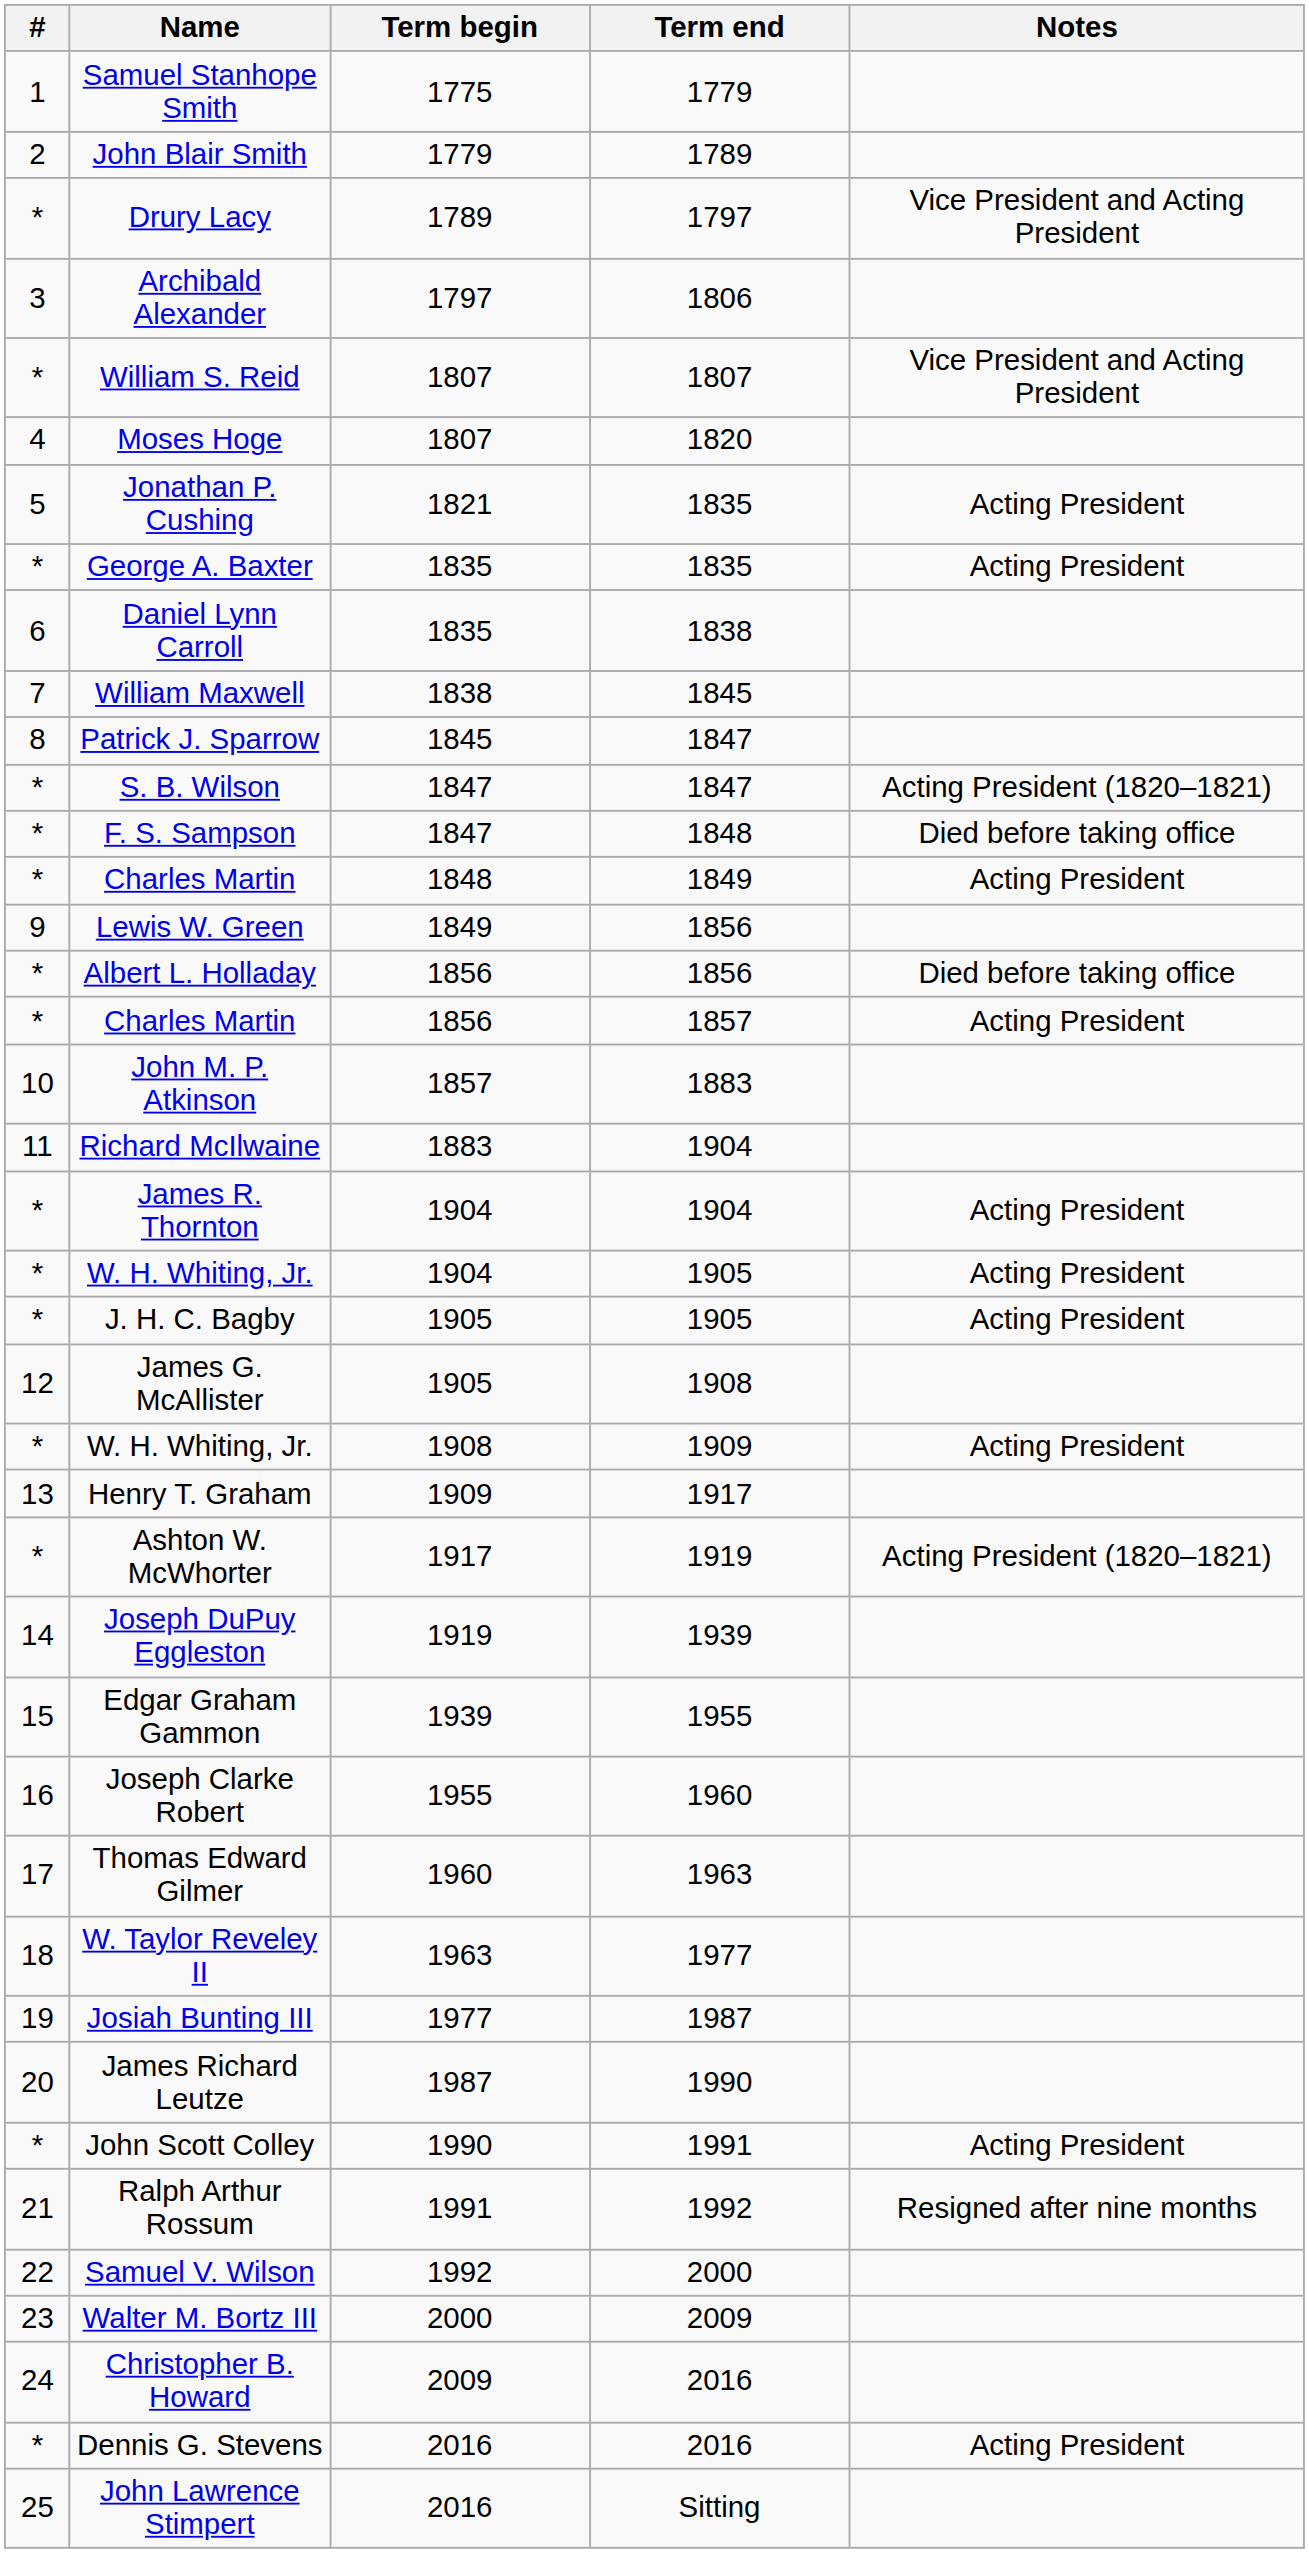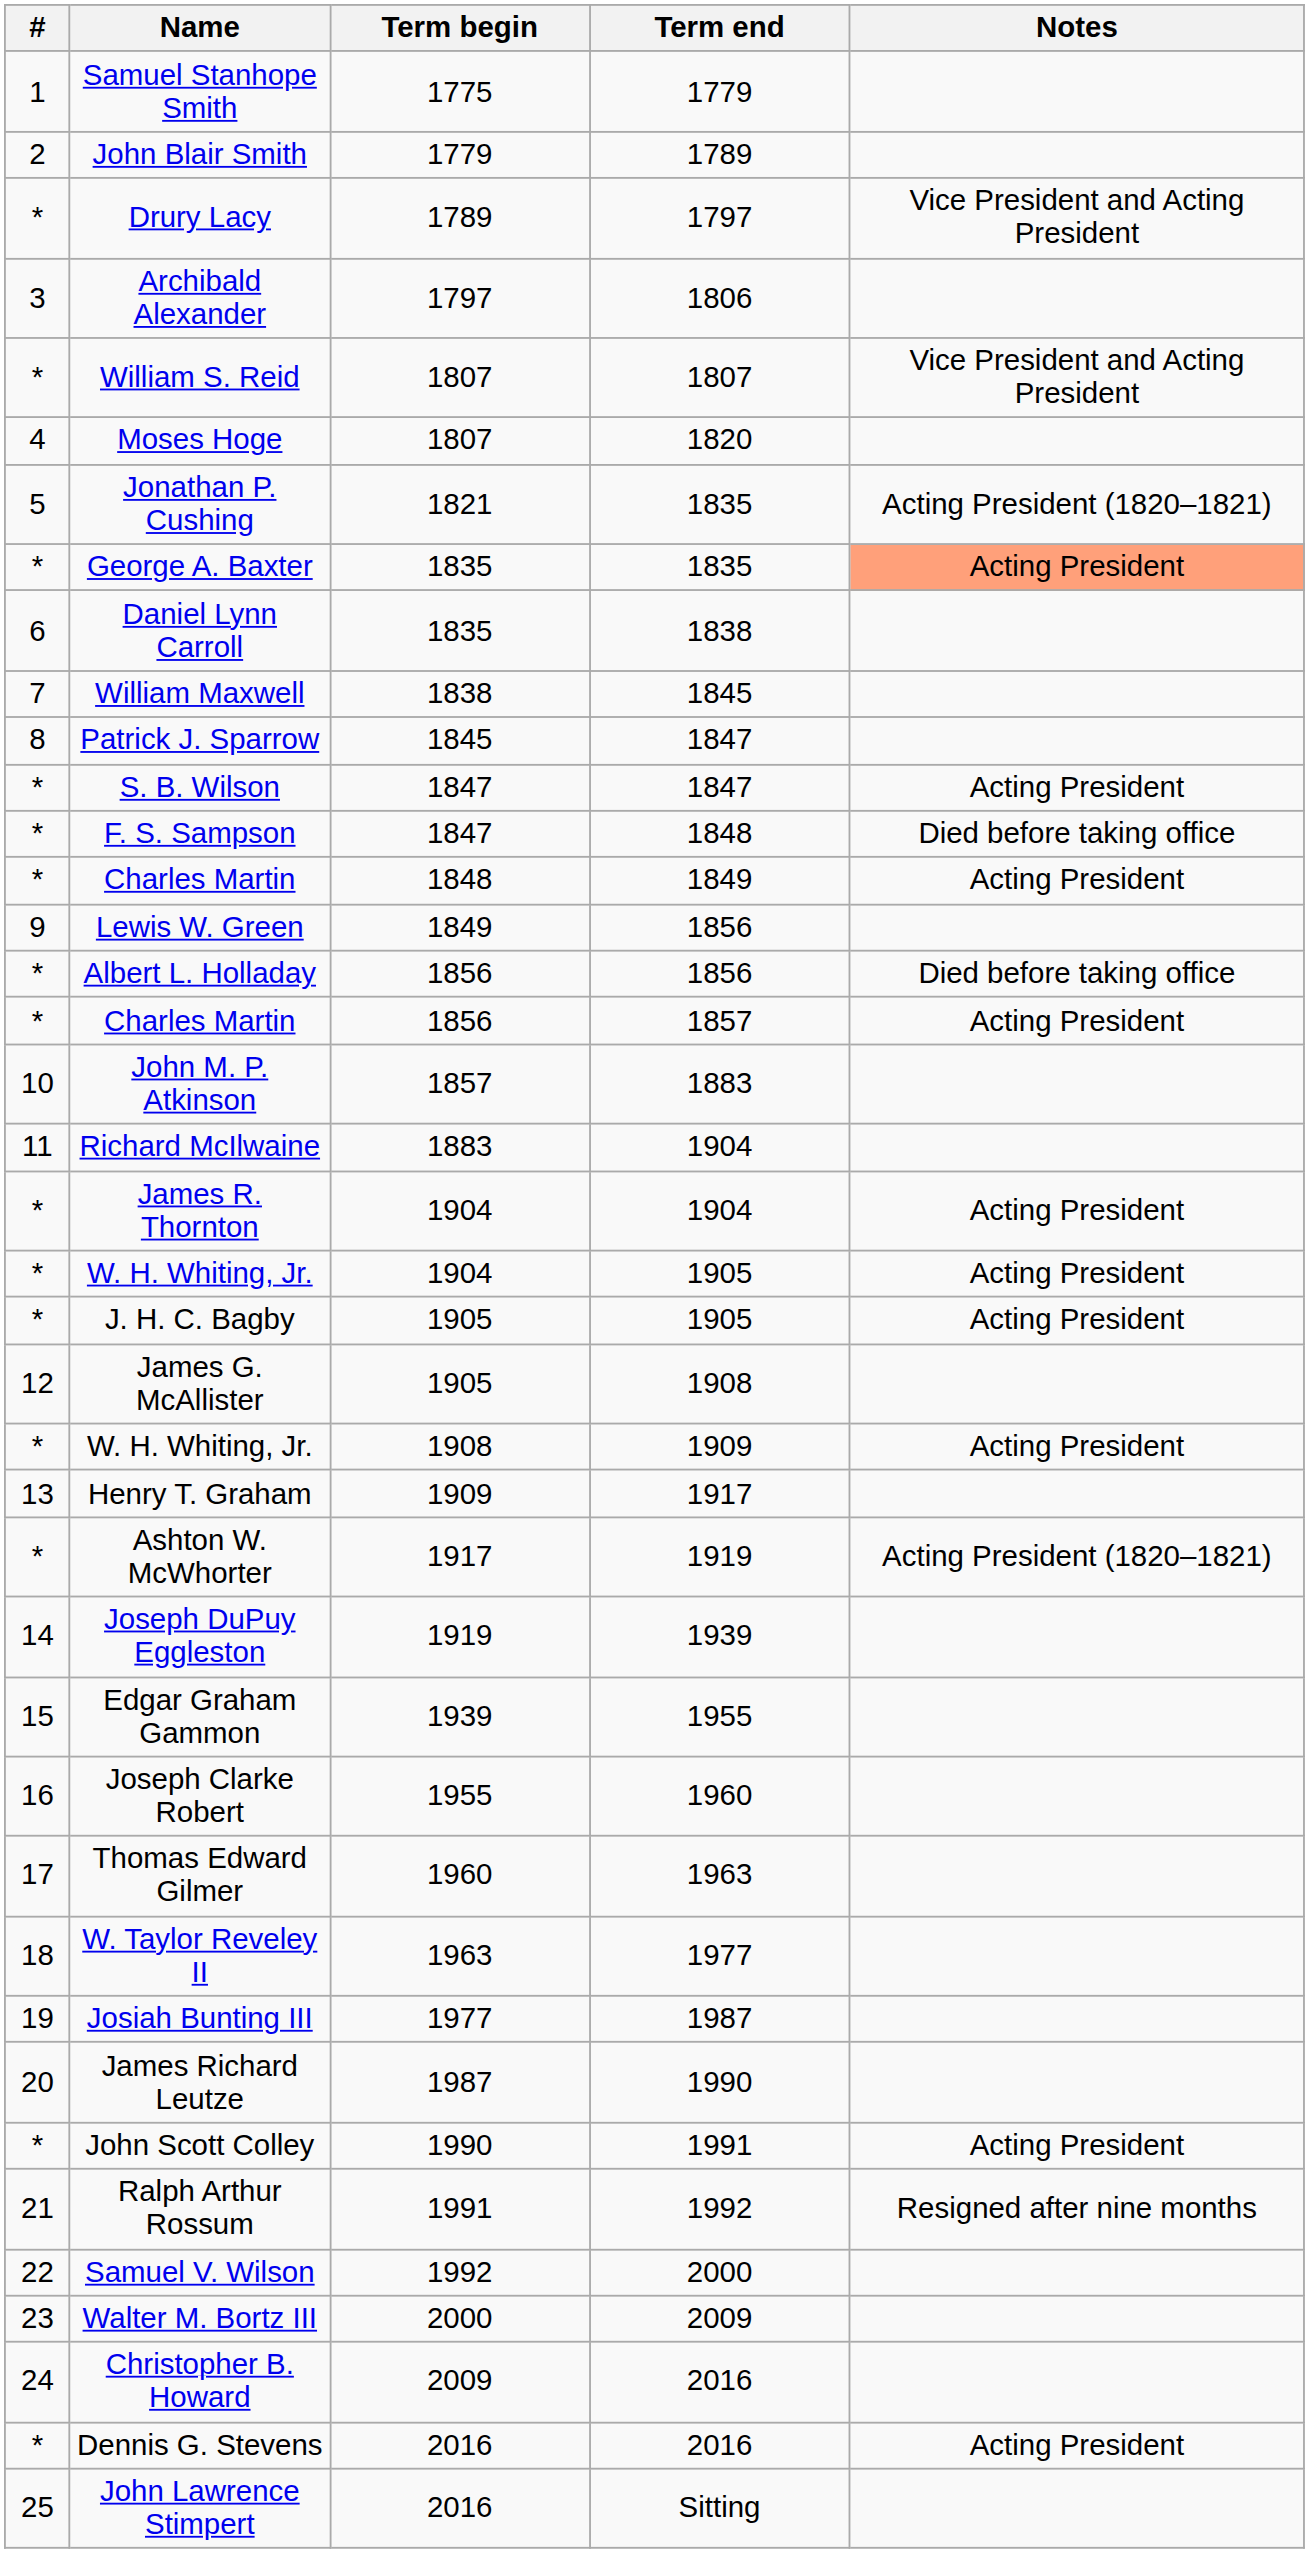(1077, 503) Acting President -> (1077, 503) Acting President (1820–1821)
(1077, 566) no background -> (1077, 566) lightsalmon background
(1077, 786) Acting President (1820–1821) -> (1077, 786) Acting President
